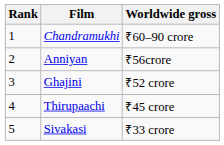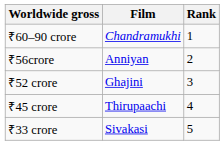columns swapped: (23, 14) <-> (171, 14)
